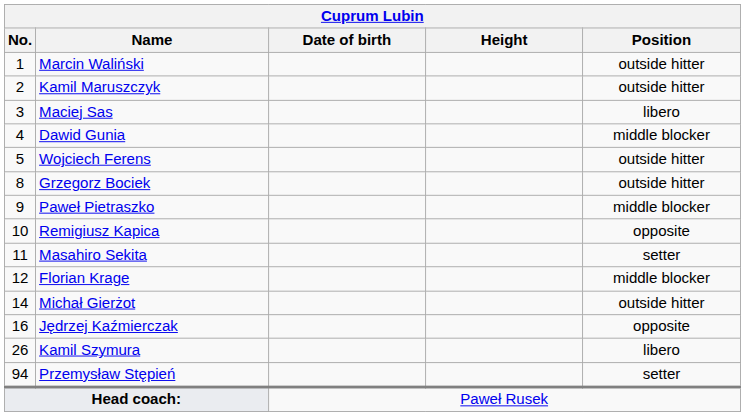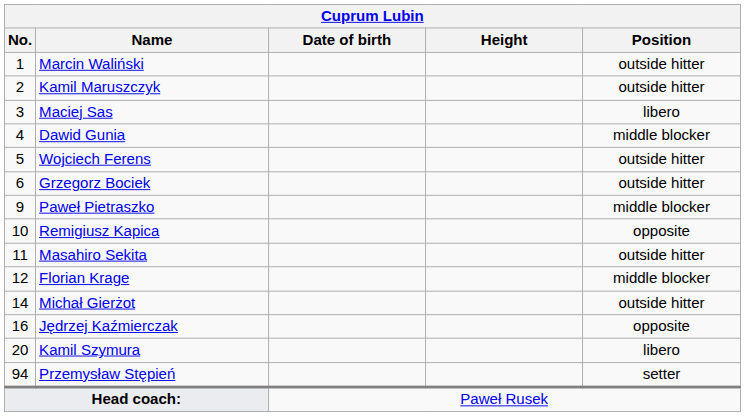(20, 183) 8 -> (20, 183) 6
(661, 254) setter -> (661, 254) outside hitter
(20, 350) 26 -> (20, 350) 20
